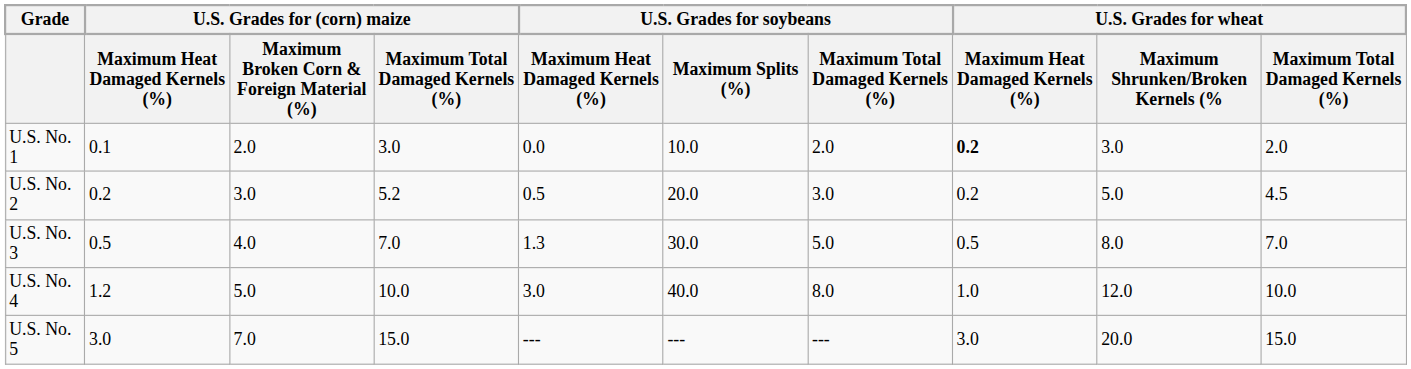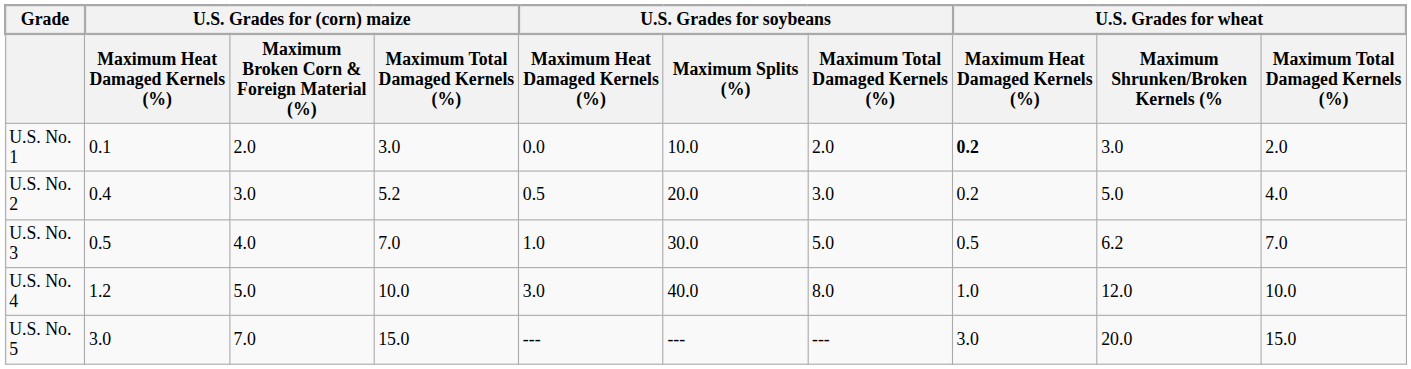(100, 195) 0.2 -> (100, 195) 0.4
(1276, 195) 4.5 -> (1276, 195) 4.0
(534, 243) 1.3 -> (534, 243) 1.0
(1112, 243) 8.0 -> (1112, 243) 6.2
